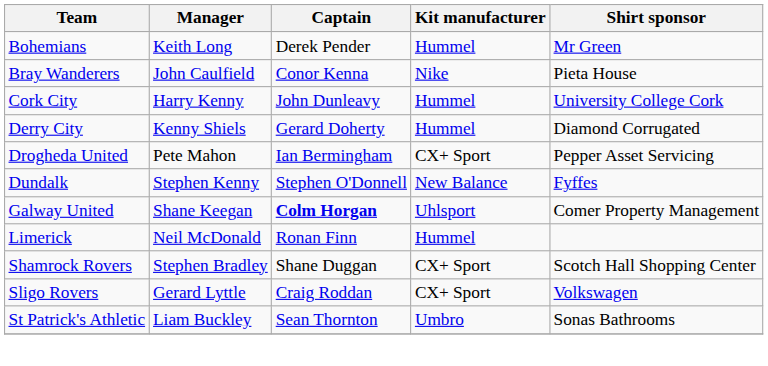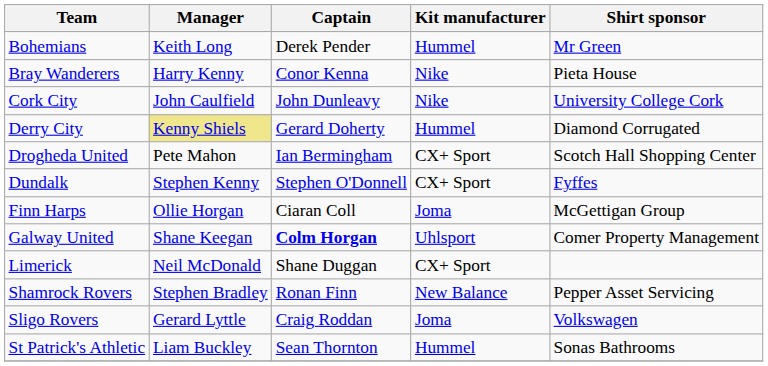(204, 73) John Caulfield -> (198, 73) Harry Kenny
(198, 100) Harry Kenny -> (204, 100) John Caulfield
(445, 100) Hummel -> (432, 100) Nike
(199, 127) no background -> (199, 127) khaki background
(634, 155) Pepper Asset Servicing -> (655, 155) Scotch Hall Shopping Center
(461, 182) New Balance -> (453, 182) CX+ Sport
+ row: (47, 210)
(316, 237) Ronan Finn -> (326, 264) Shane Duggan
(445, 237) Hummel -> (453, 264) CX+ Sport
(326, 264) Shane Duggan -> (316, 292) Ronan Finn
(453, 264) CX+ Sport -> (461, 292) New Balance
(655, 264) Scotch Hall Shopping Center -> (634, 292) Pepper Asset Servicing
(453, 292) CX+ Sport -> (433, 319) Joma
(439, 319) Umbro -> (445, 347) Hummel
